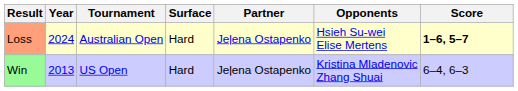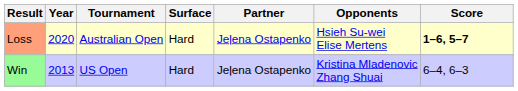(61, 38) 2024 -> (61, 38) 2020
